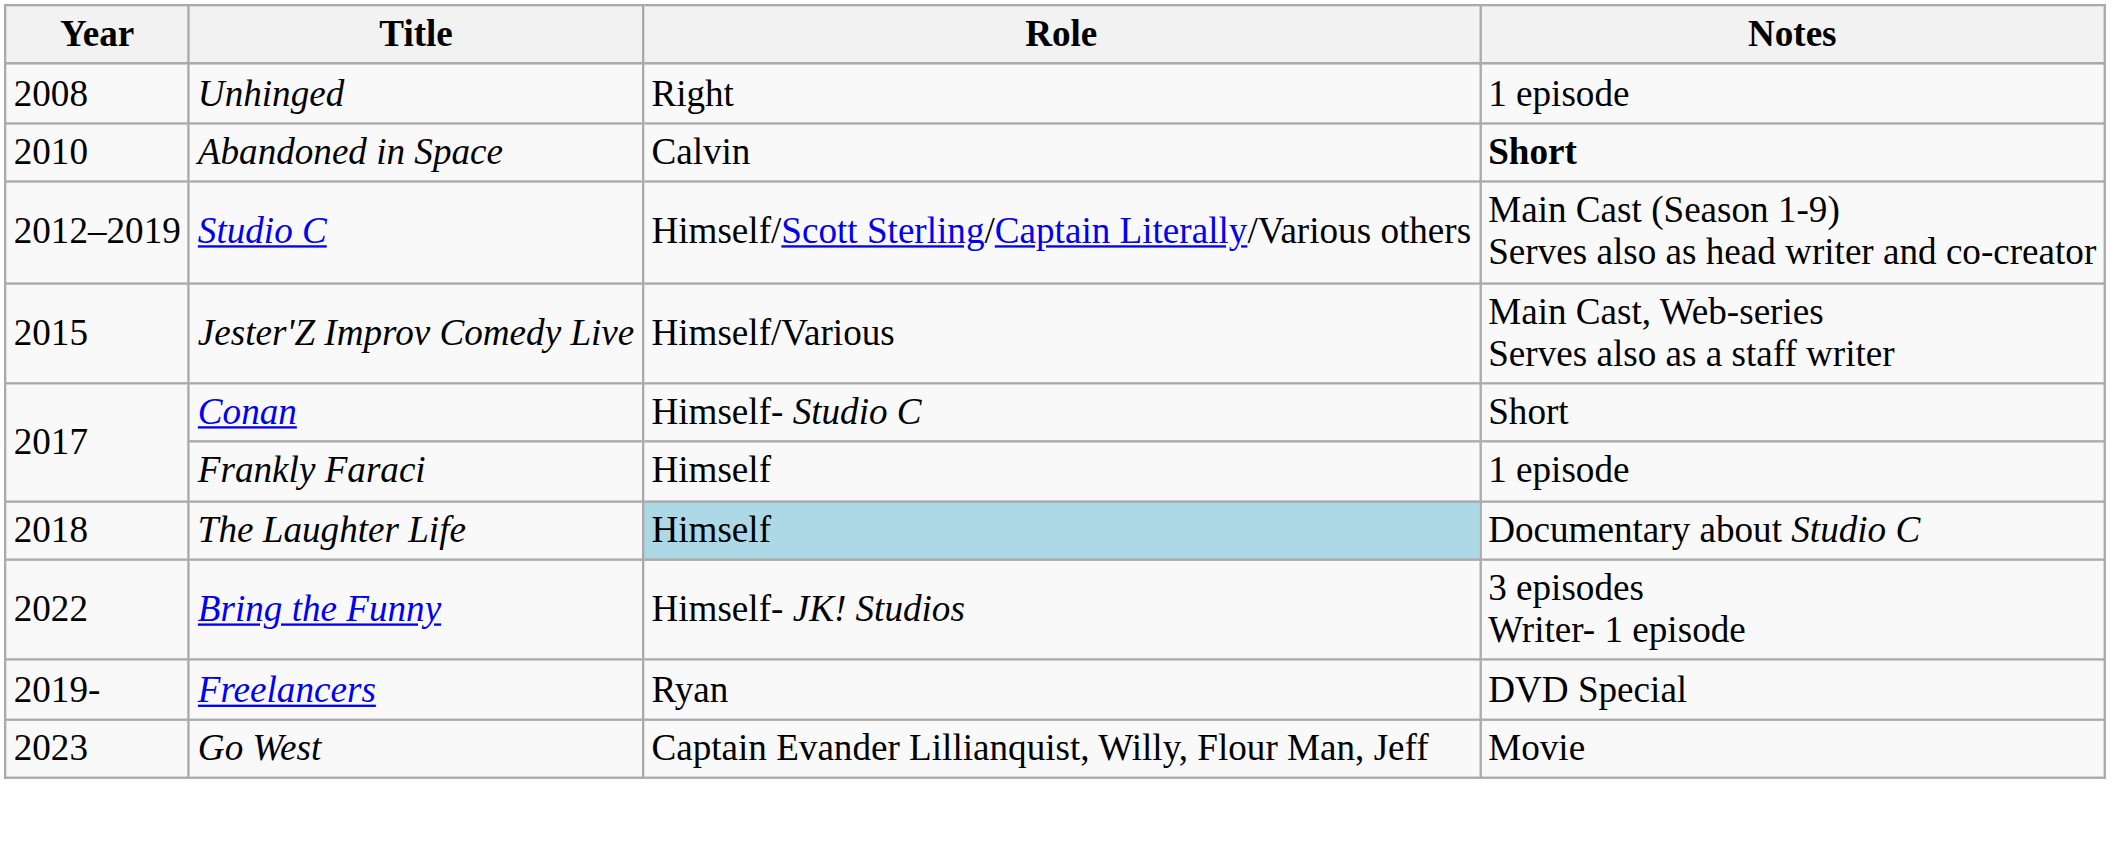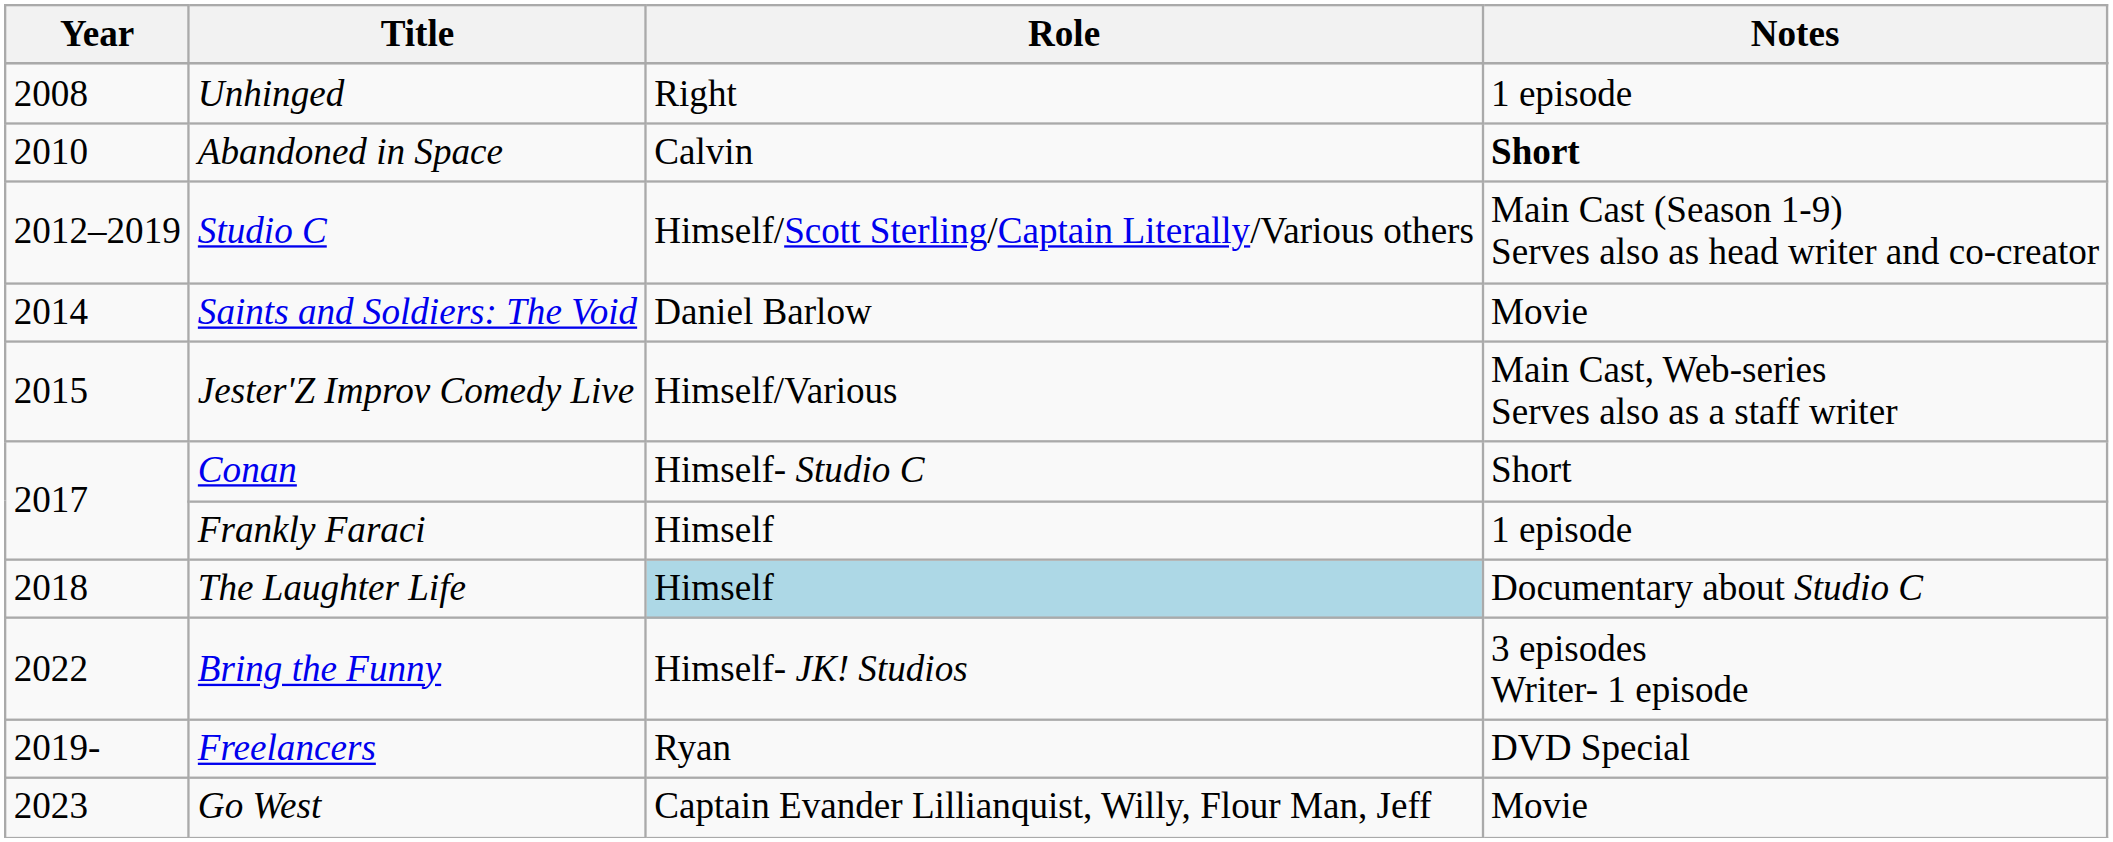+ row: (418, 311)
